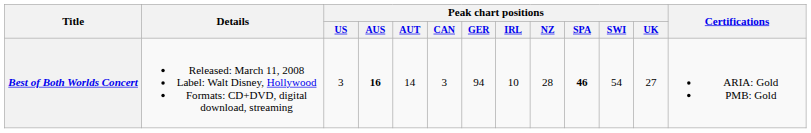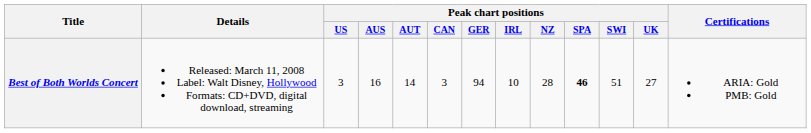(375, 83) bold -> (375, 83) normal
(617, 83) 54 -> (617, 83) 51
